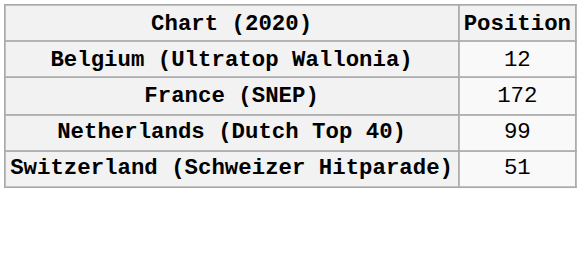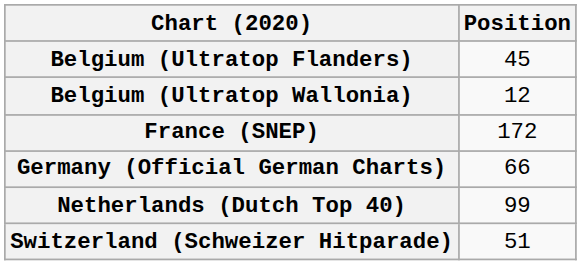+ row: (232, 60)
+ row: (232, 169)
